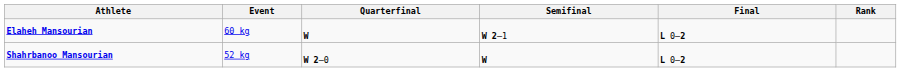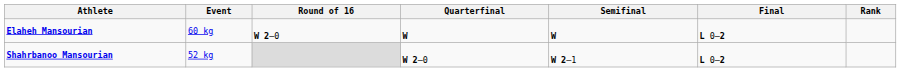+ column: (326, 11)
(494, 35) W 2–1 -> (554, 35) W
(484, 60) W -> (564, 60) W 2–1
